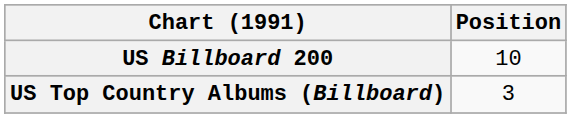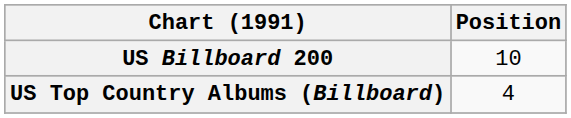(508, 94) 3 -> (508, 94) 4
